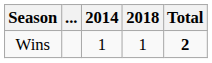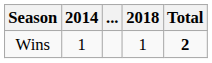columns swapped: (102, 17) <-> (71, 17)
